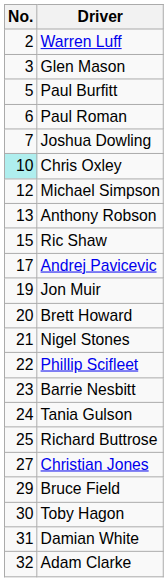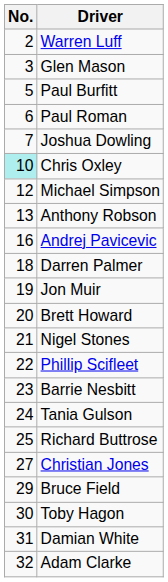- row: (74, 240)
(25, 265) 17 -> (25, 240) 16
+ row: (92, 265)
